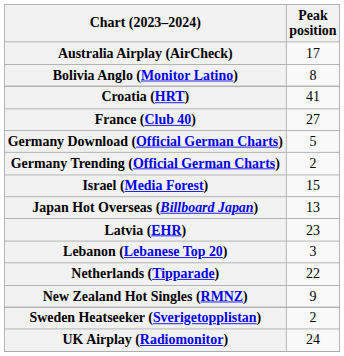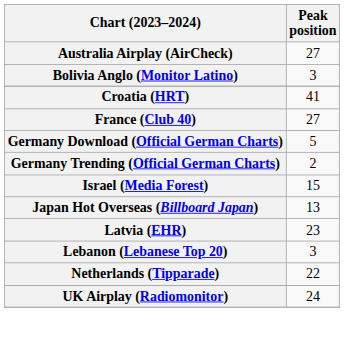(313, 53) 17 -> (313, 53) 27
(313, 75) 8 -> (313, 75) 3
- row: (145, 296)
- row: (145, 318)
